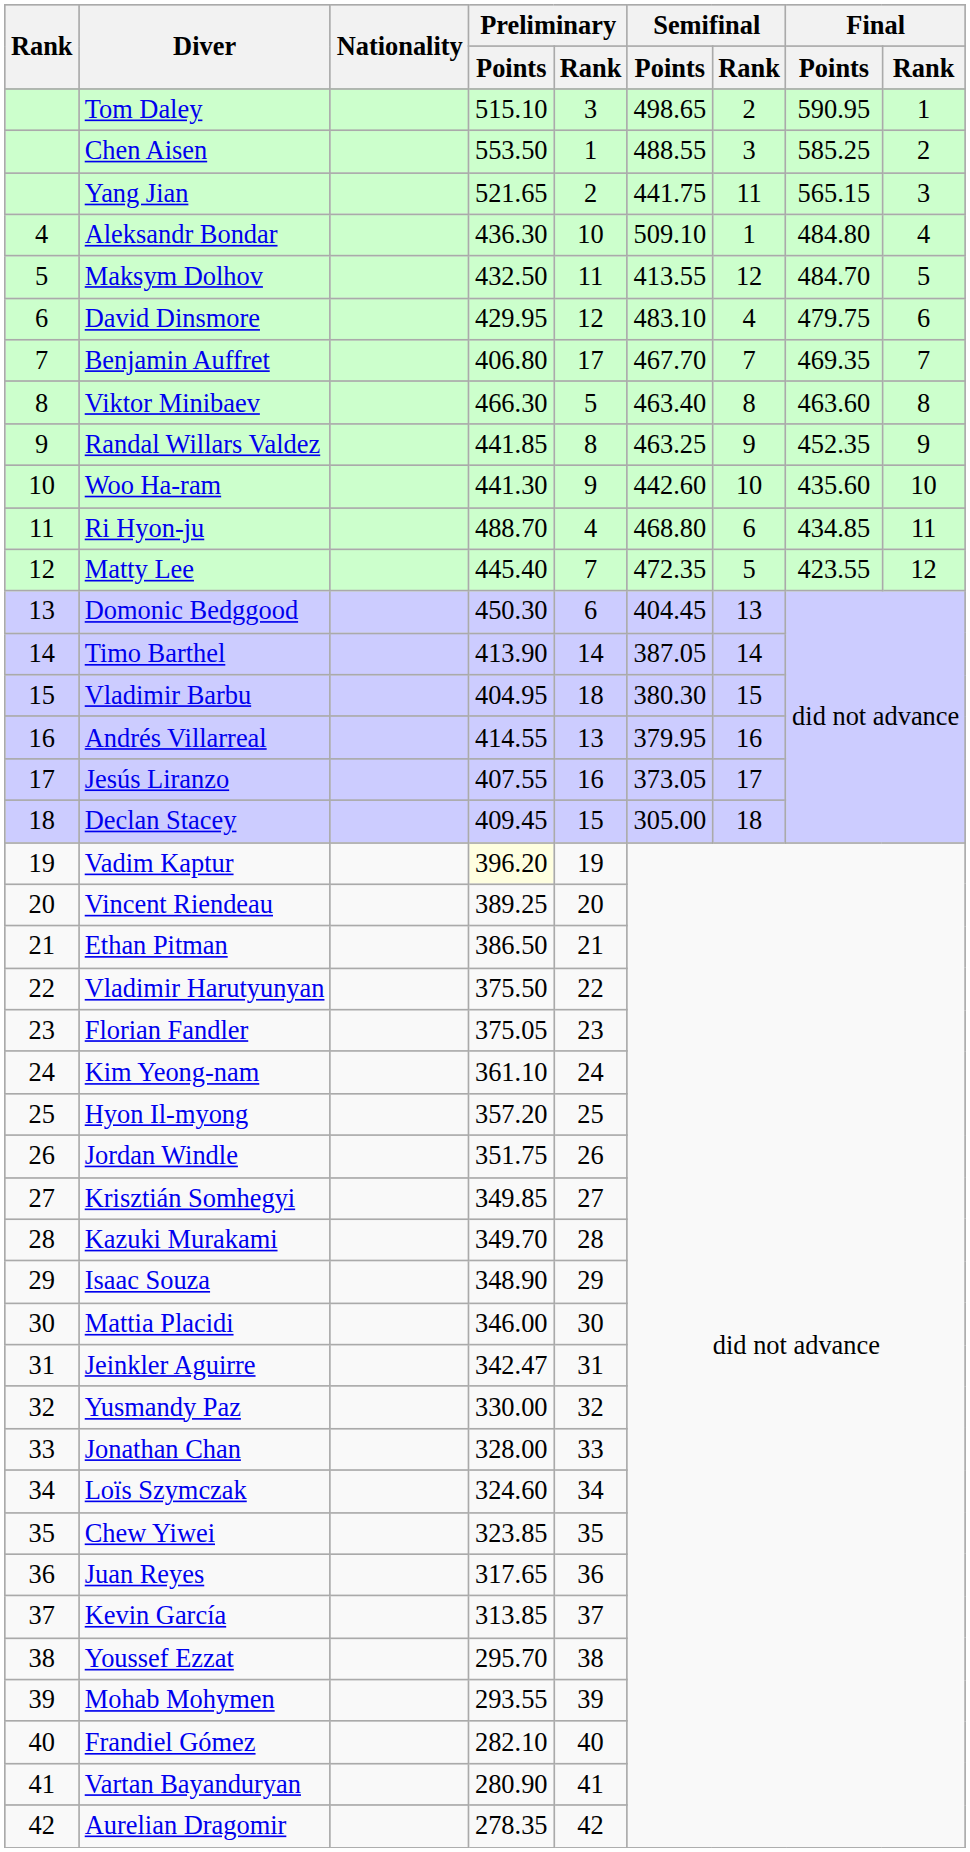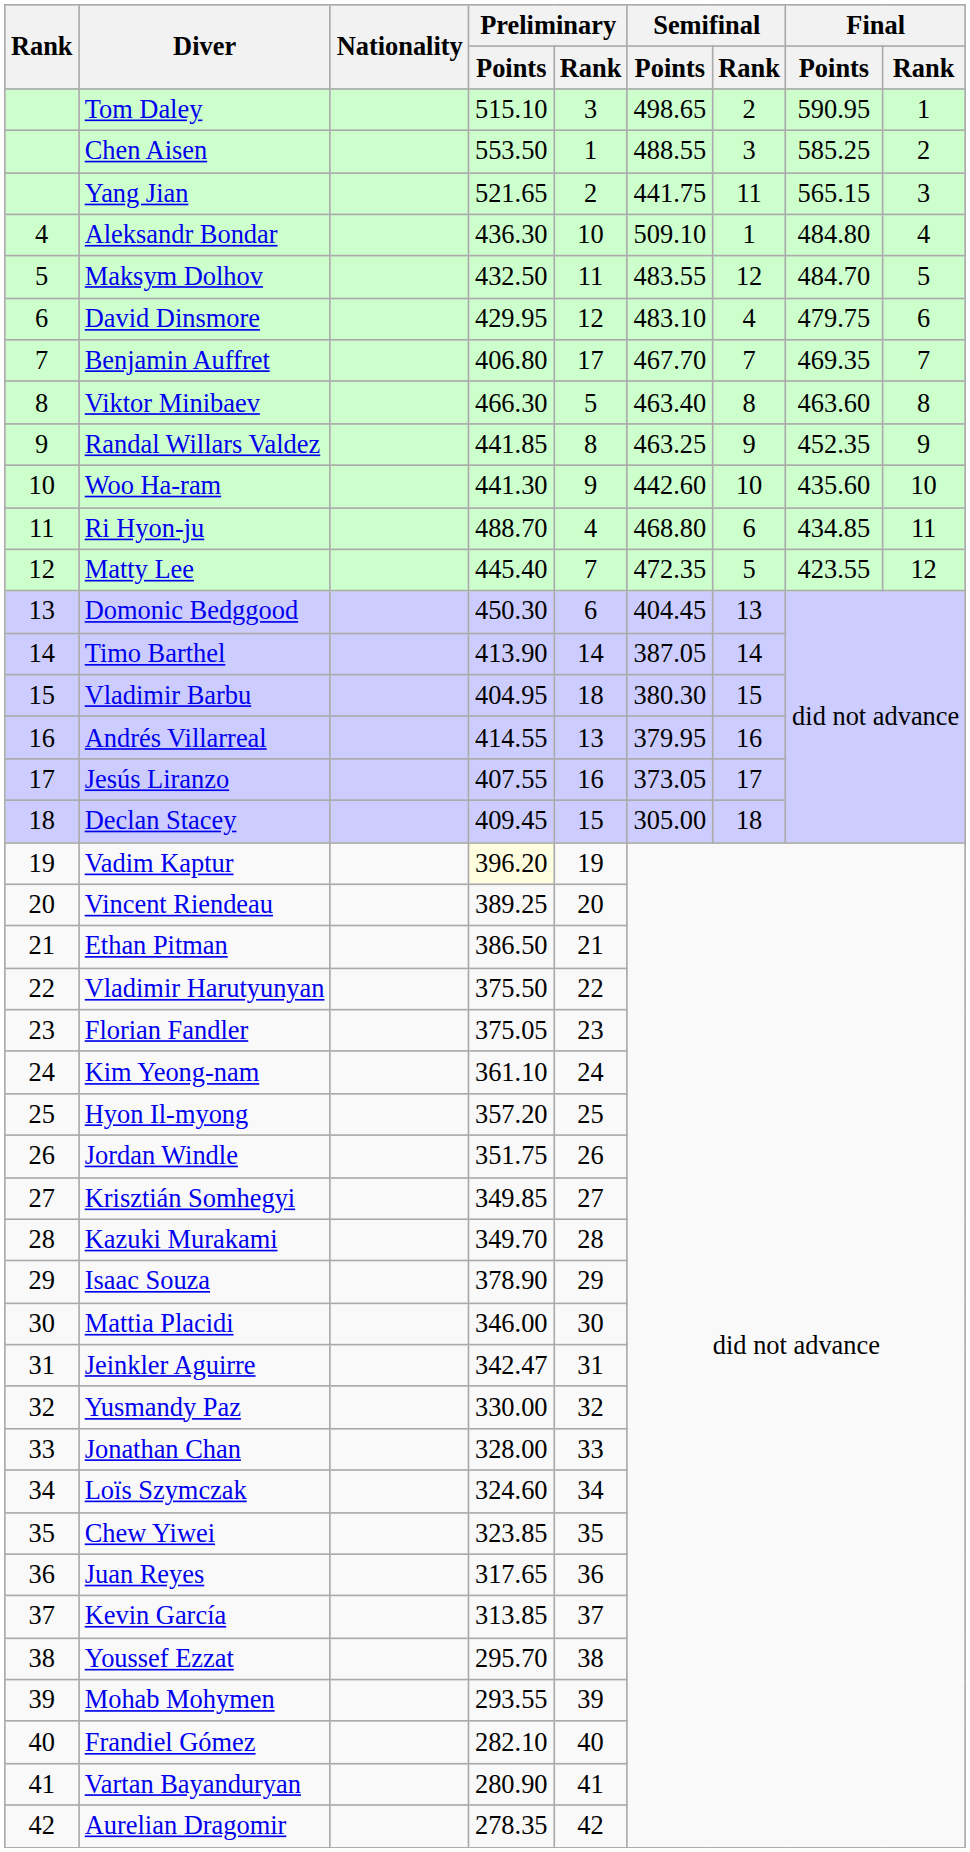(670, 276) 413.55 -> (670, 276) 483.55
(511, 1281) 348.90 -> (511, 1281) 378.90
